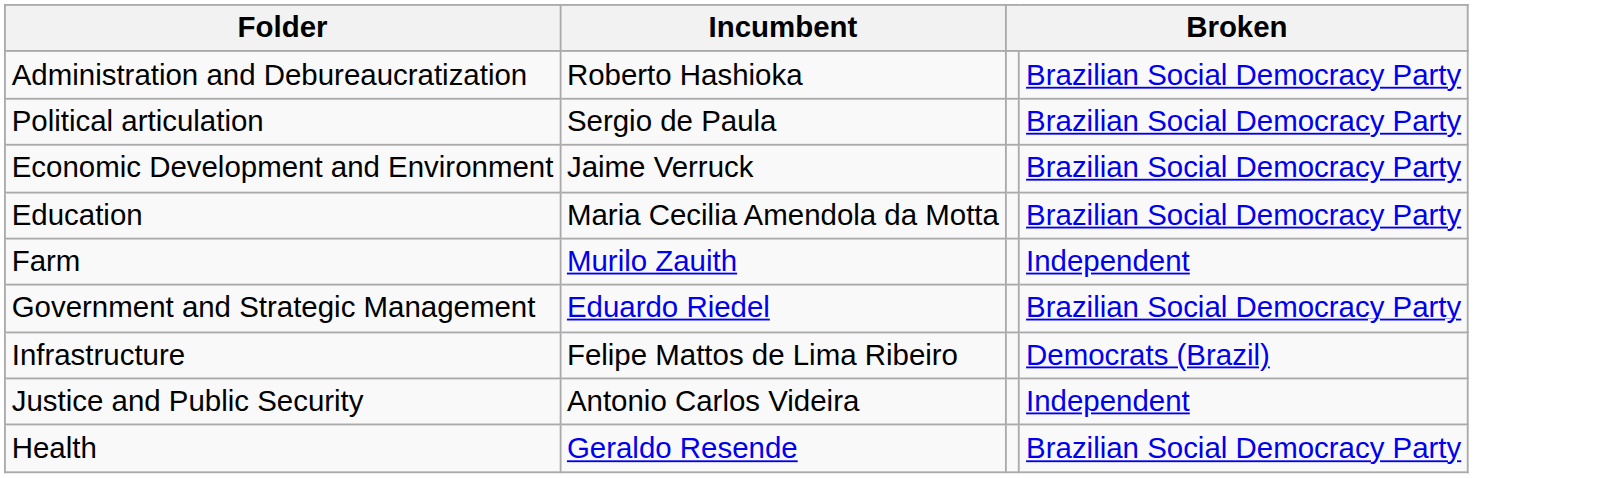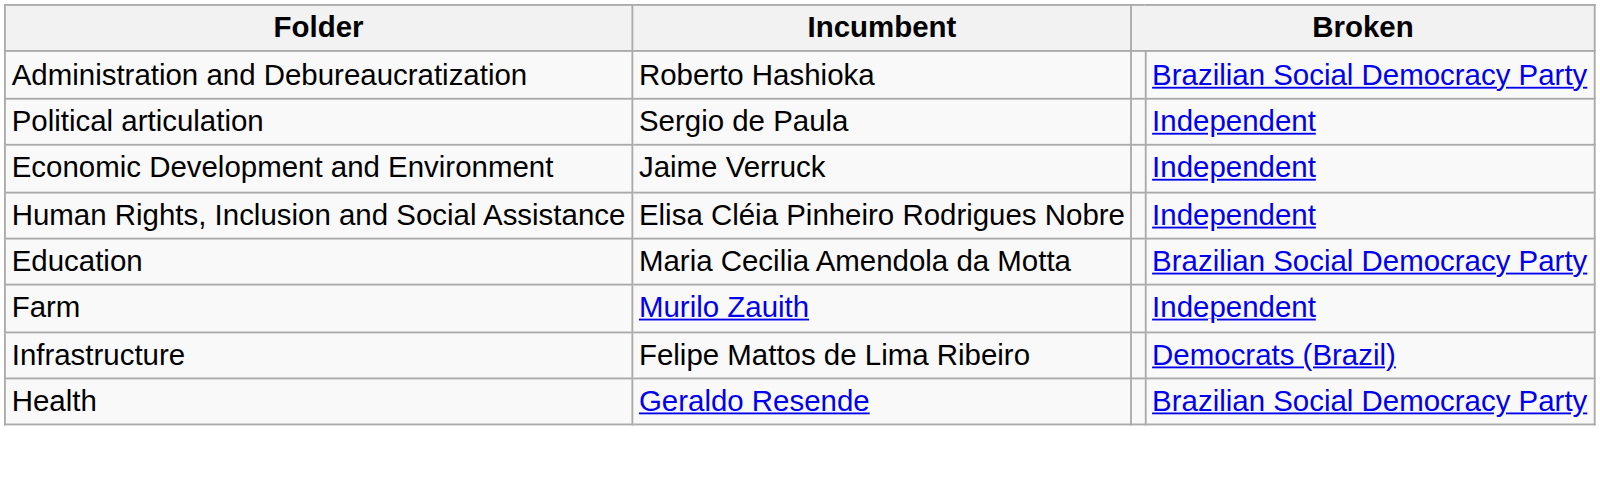(1244, 121) Brazilian Social Democracy Party -> (1234, 121) Independent
(1244, 167) Brazilian Social Democracy Party -> (1234, 167) Independent
+ row: (319, 214)
- row: (274, 307)
- row: (188, 401)
